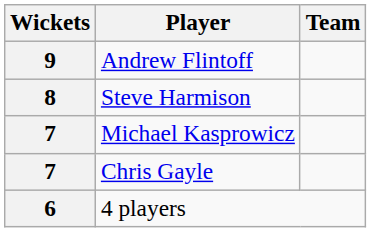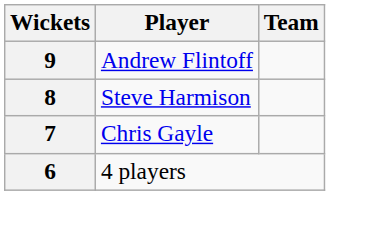- row: (198, 134)
